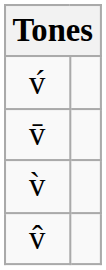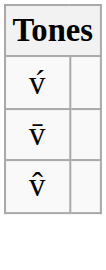- row: (37, 185)
